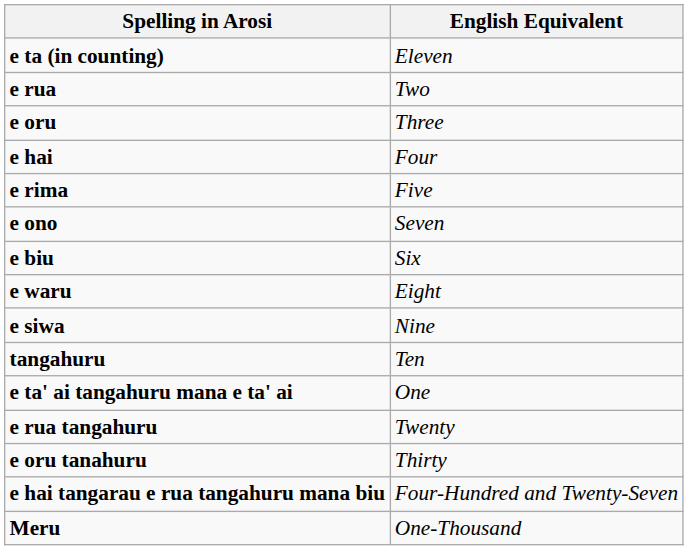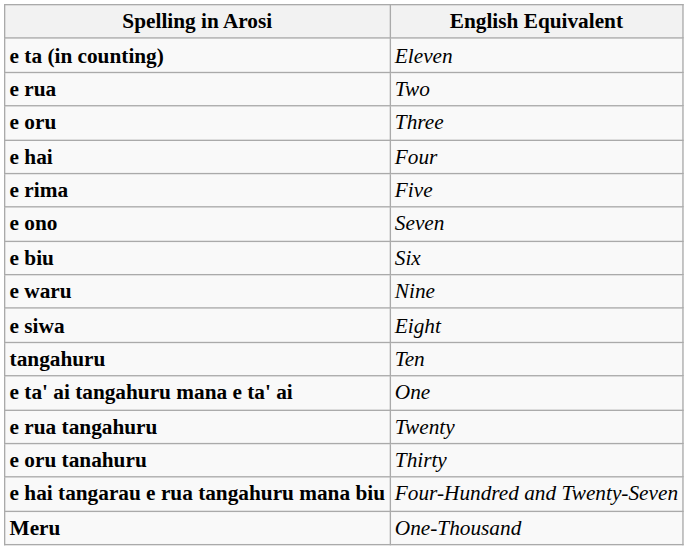(418, 291) Eight -> (415, 291) Nine
(415, 325) Nine -> (418, 325) Eight
